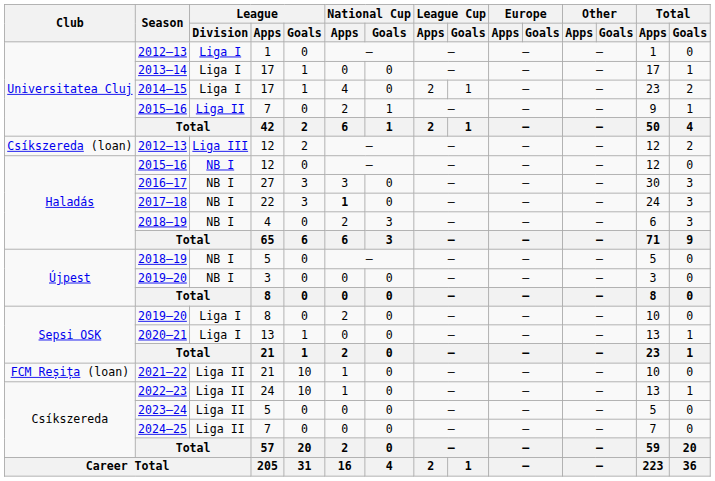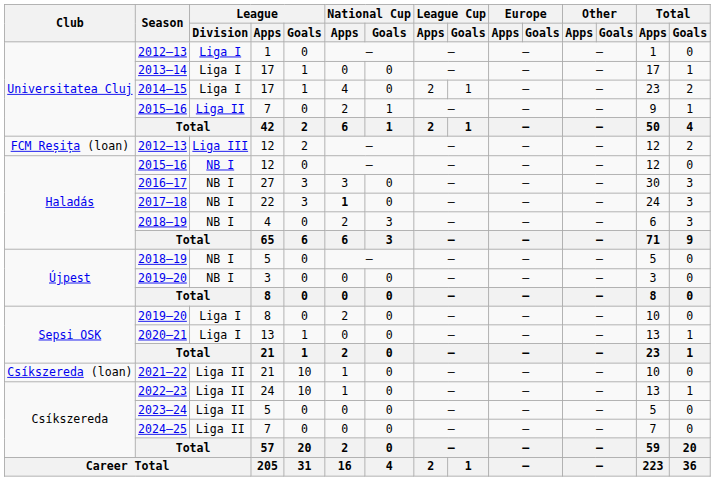(70, 146) Csíkszereda (loan) -> (70, 146) FCM Reșița (loan)
(70, 372) FCM Reșița (loan) -> (70, 372) Csíkszereda (loan)
